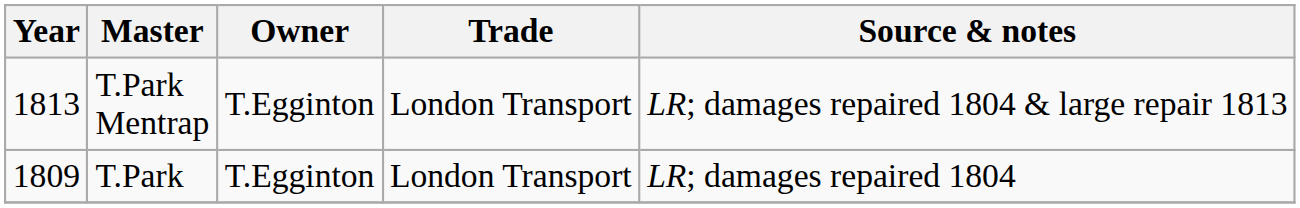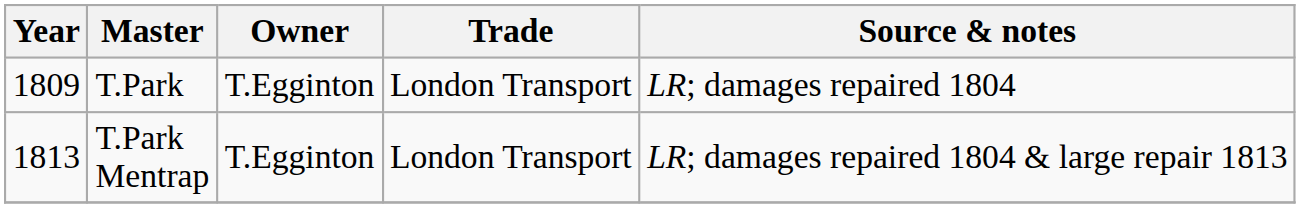rows swapped: (139, 175) <-> (152, 103)
